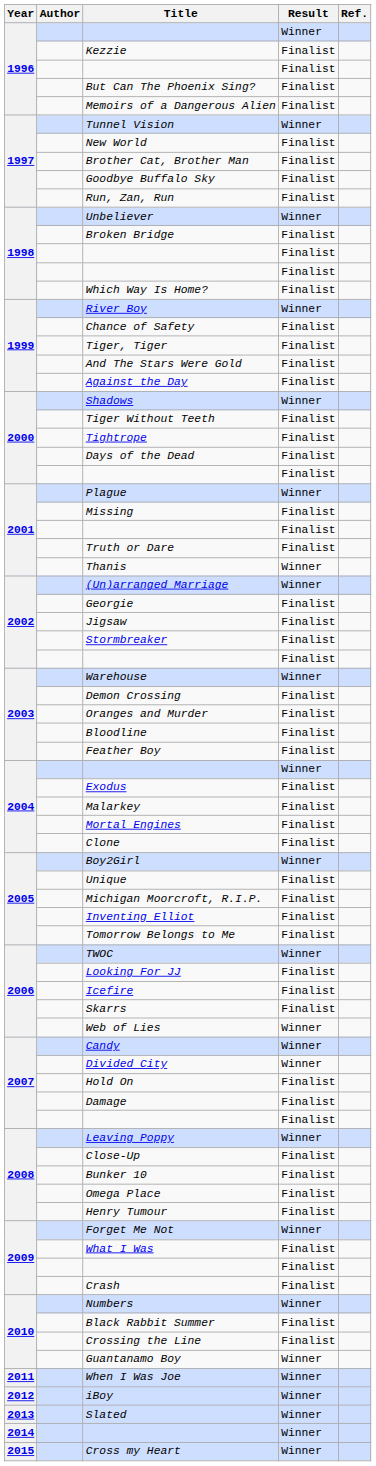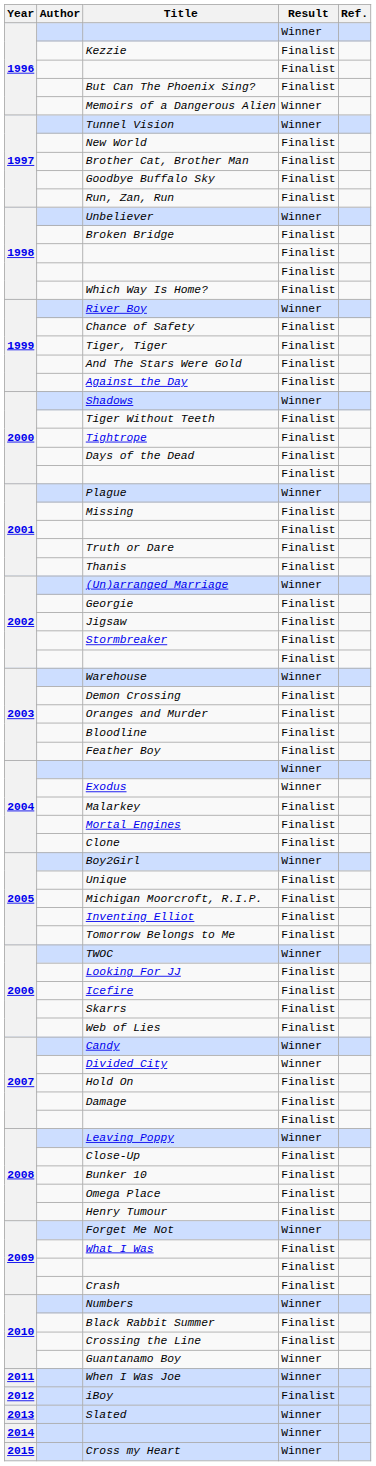(308, 106) Finalist -> (302, 106) Winner
(302, 567) Winner -> (308, 567) Finalist
(308, 788) Finalist -> (302, 788) Winner
(302, 1027) Winner -> (308, 1027) Finalist
(302, 1396) Winner -> (308, 1396) Finalist
